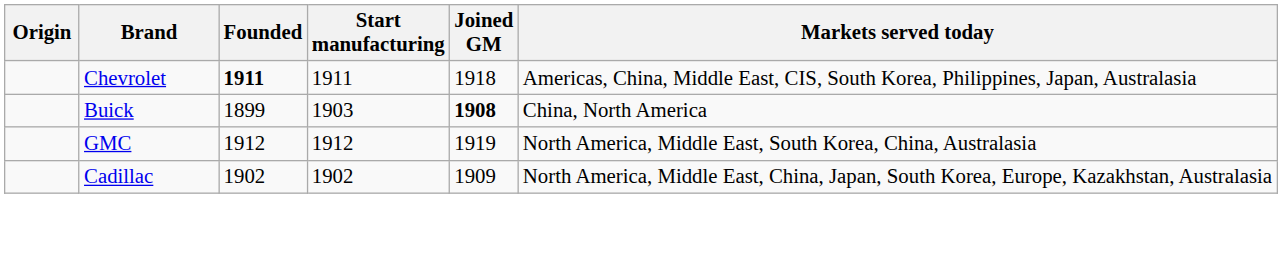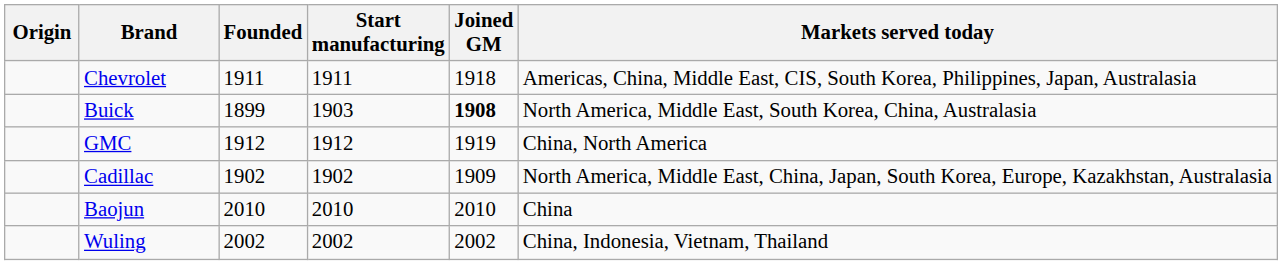(244, 77) bold -> (244, 77) normal
(615, 110) China, North America -> (780, 110) North America, Middle East, South Korea, China, Australasia
(780, 143) North America, Middle East, South Korea, China, Australasia -> (615, 143) China, North America
+ row: (114, 209)
+ row: (115, 242)
